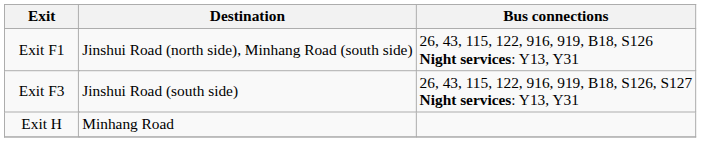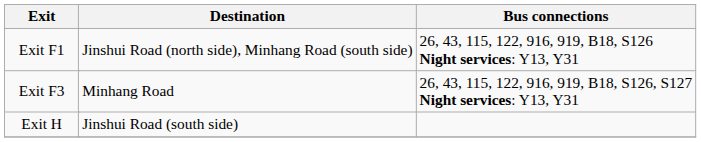(160, 91) Jinshui Road (south side) -> (128, 91) Minhang Road
(128, 124) Minhang Road -> (160, 124) Jinshui Road (south side)
